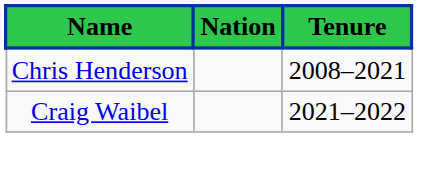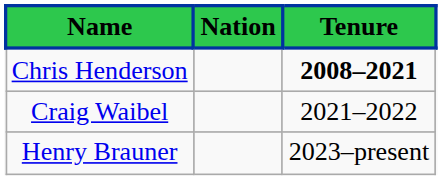(347, 69) normal -> (359, 69) bold
+ row: (100, 152)
